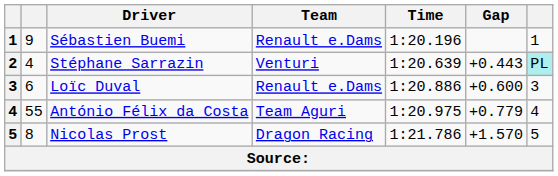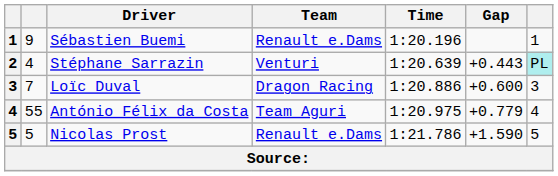(29, 88) 6 -> (29, 88) 7
(319, 88) Renault e.Dams -> (314, 88) Dragon Racing
(29, 135) 8 -> (29, 135) 5
(314, 135) Dragon Racing -> (319, 135) Renault e.Dams
(496, 135) +1.570 -> (496, 135) +1.590
